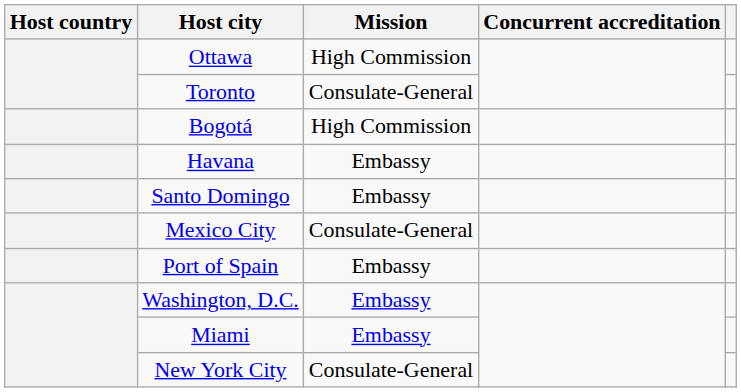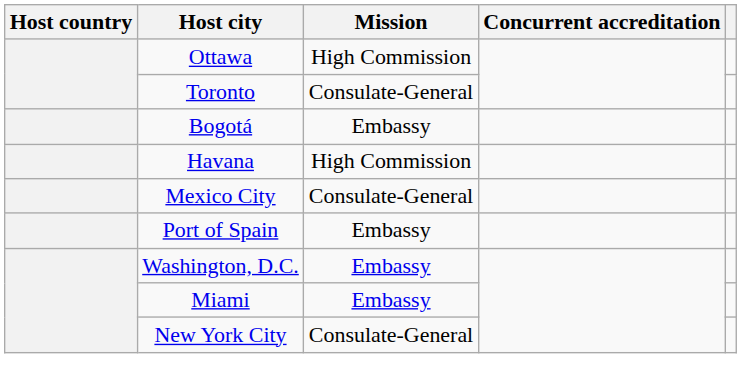(391, 126) High Commission -> (391, 126) Embassy
(391, 160) Embassy -> (391, 160) High Commission
- row: (220, 195)
